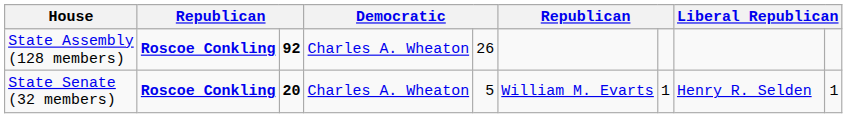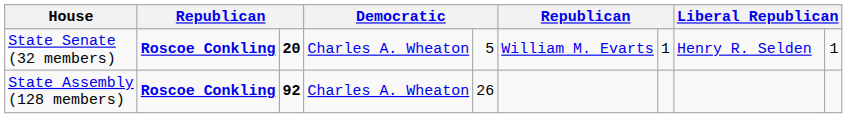rows swapped: (62, 91) <-> (71, 50)
